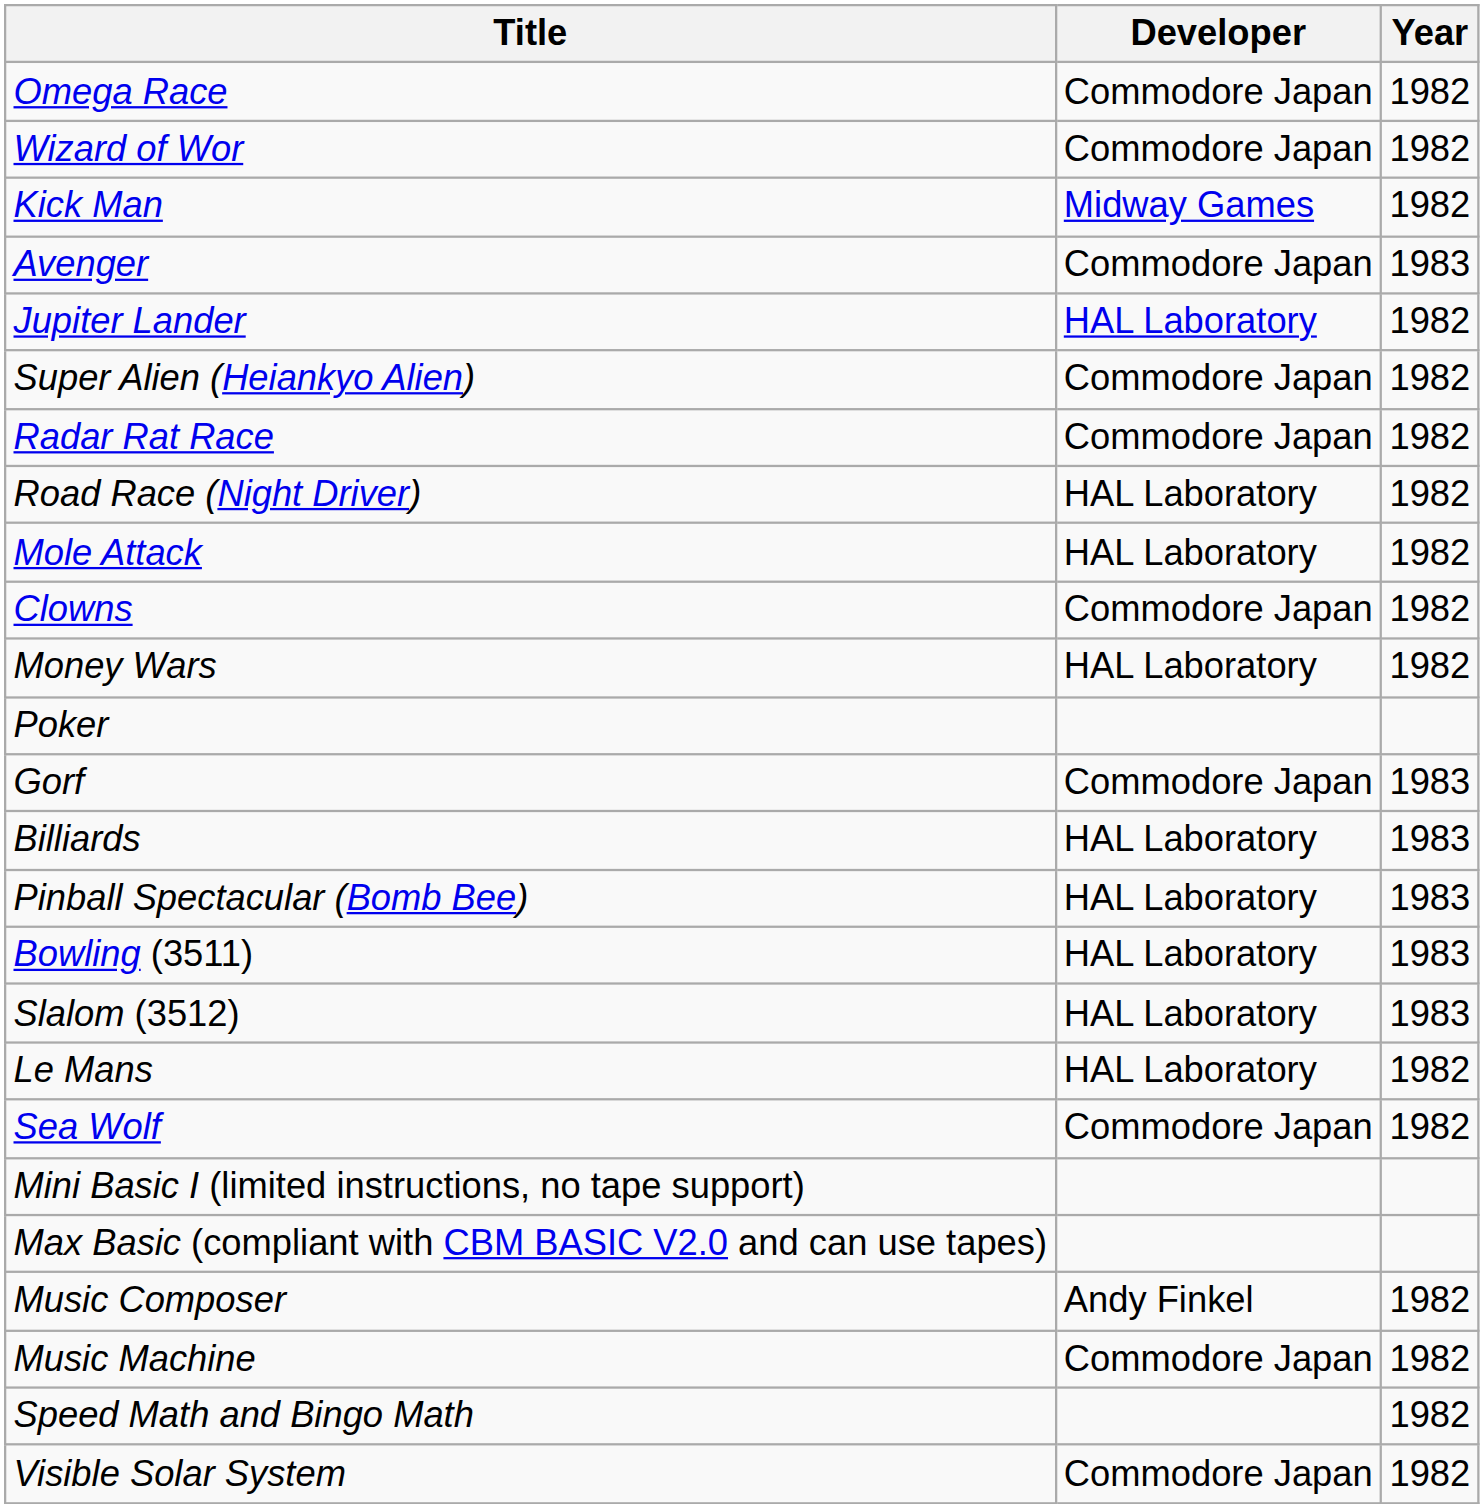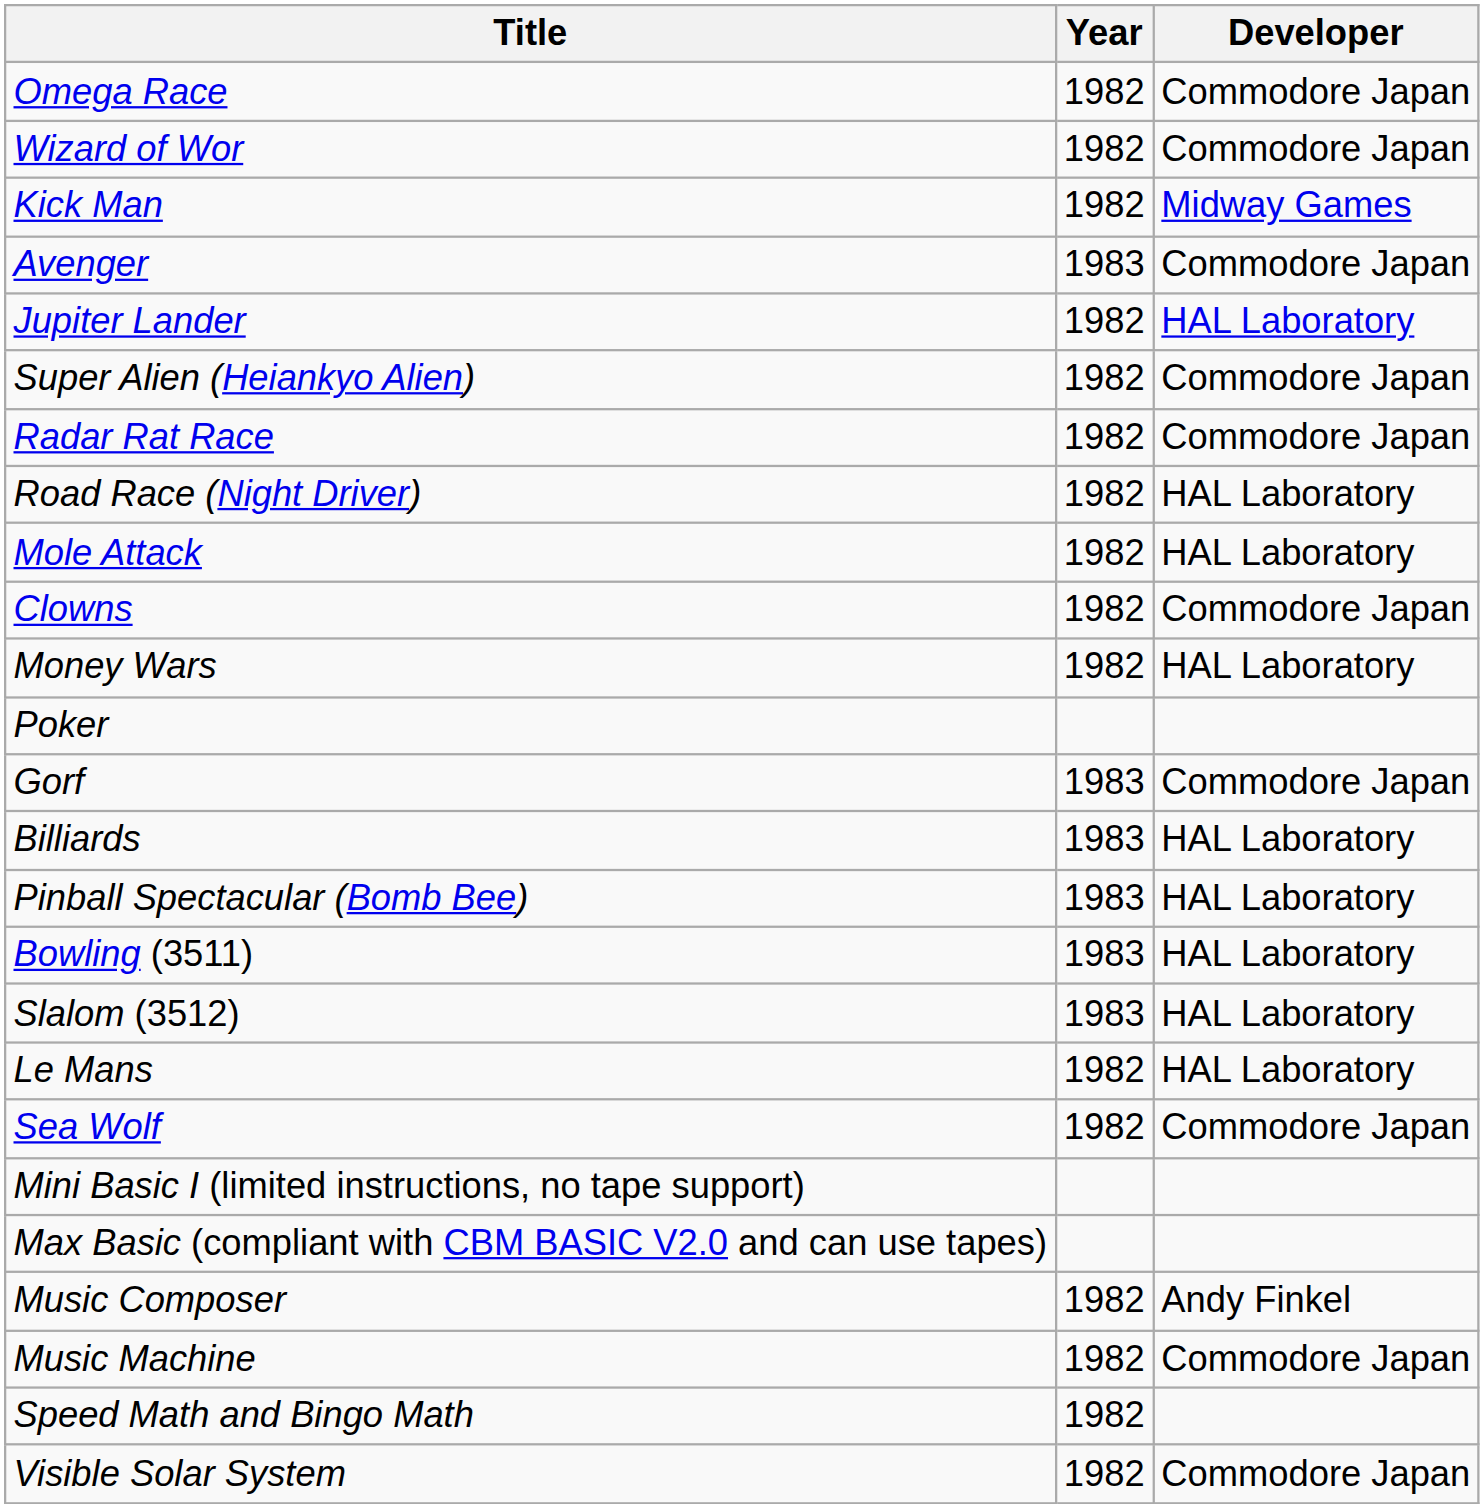columns swapped: (1430, 33) <-> (1218, 33)
